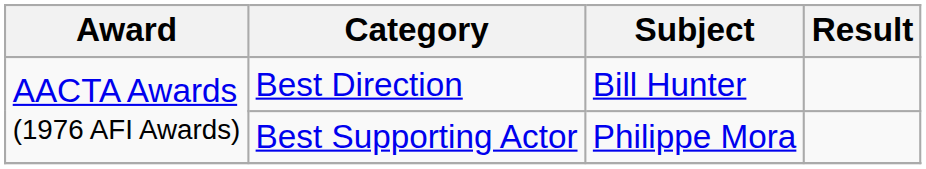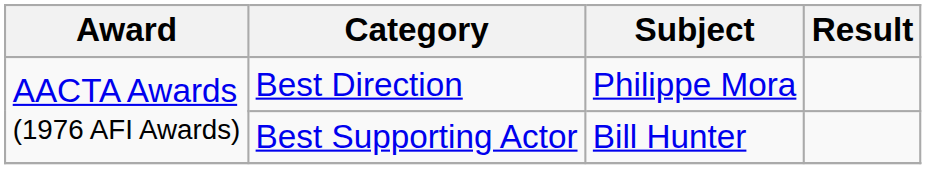(670, 83) Bill Hunter -> (695, 83) Philippe Mora
(695, 136) Philippe Mora -> (670, 136) Bill Hunter
